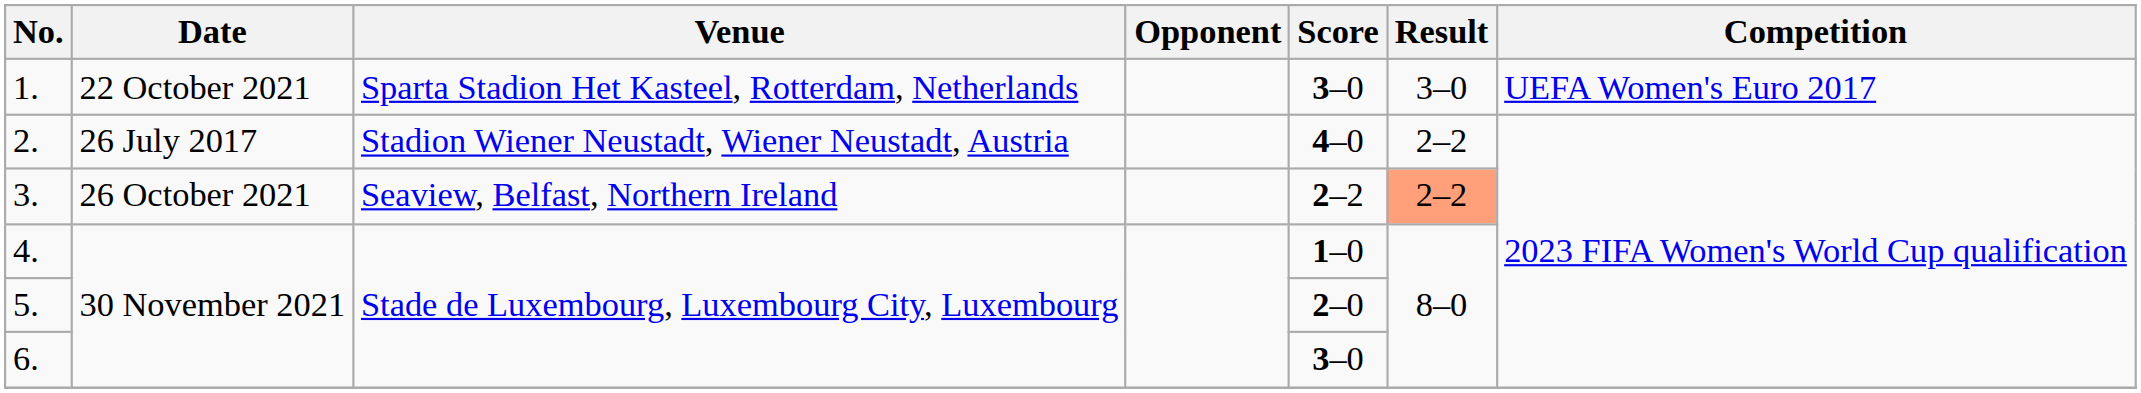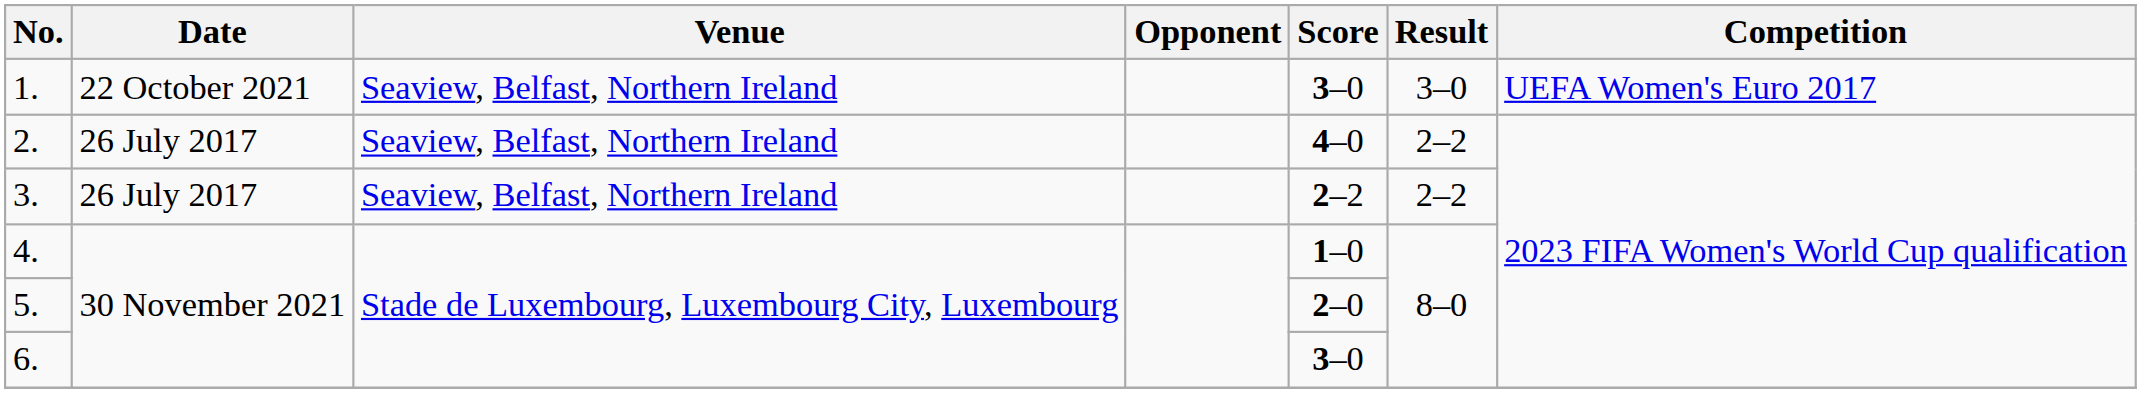(720, 86) Sparta Stadion Het Kasteel, Rotterdam, Netherlands -> (599, 86) Seaview, Belfast, Northern Ireland
(715, 140) Stadion Wiener Neustadt, Wiener Neustadt, Austria -> (599, 140) Seaview, Belfast, Northern Ireland
(195, 195) 26 October 2021 -> (168, 195) 26 July 2017
(1441, 195) lightsalmon background -> (1441, 195) no background
